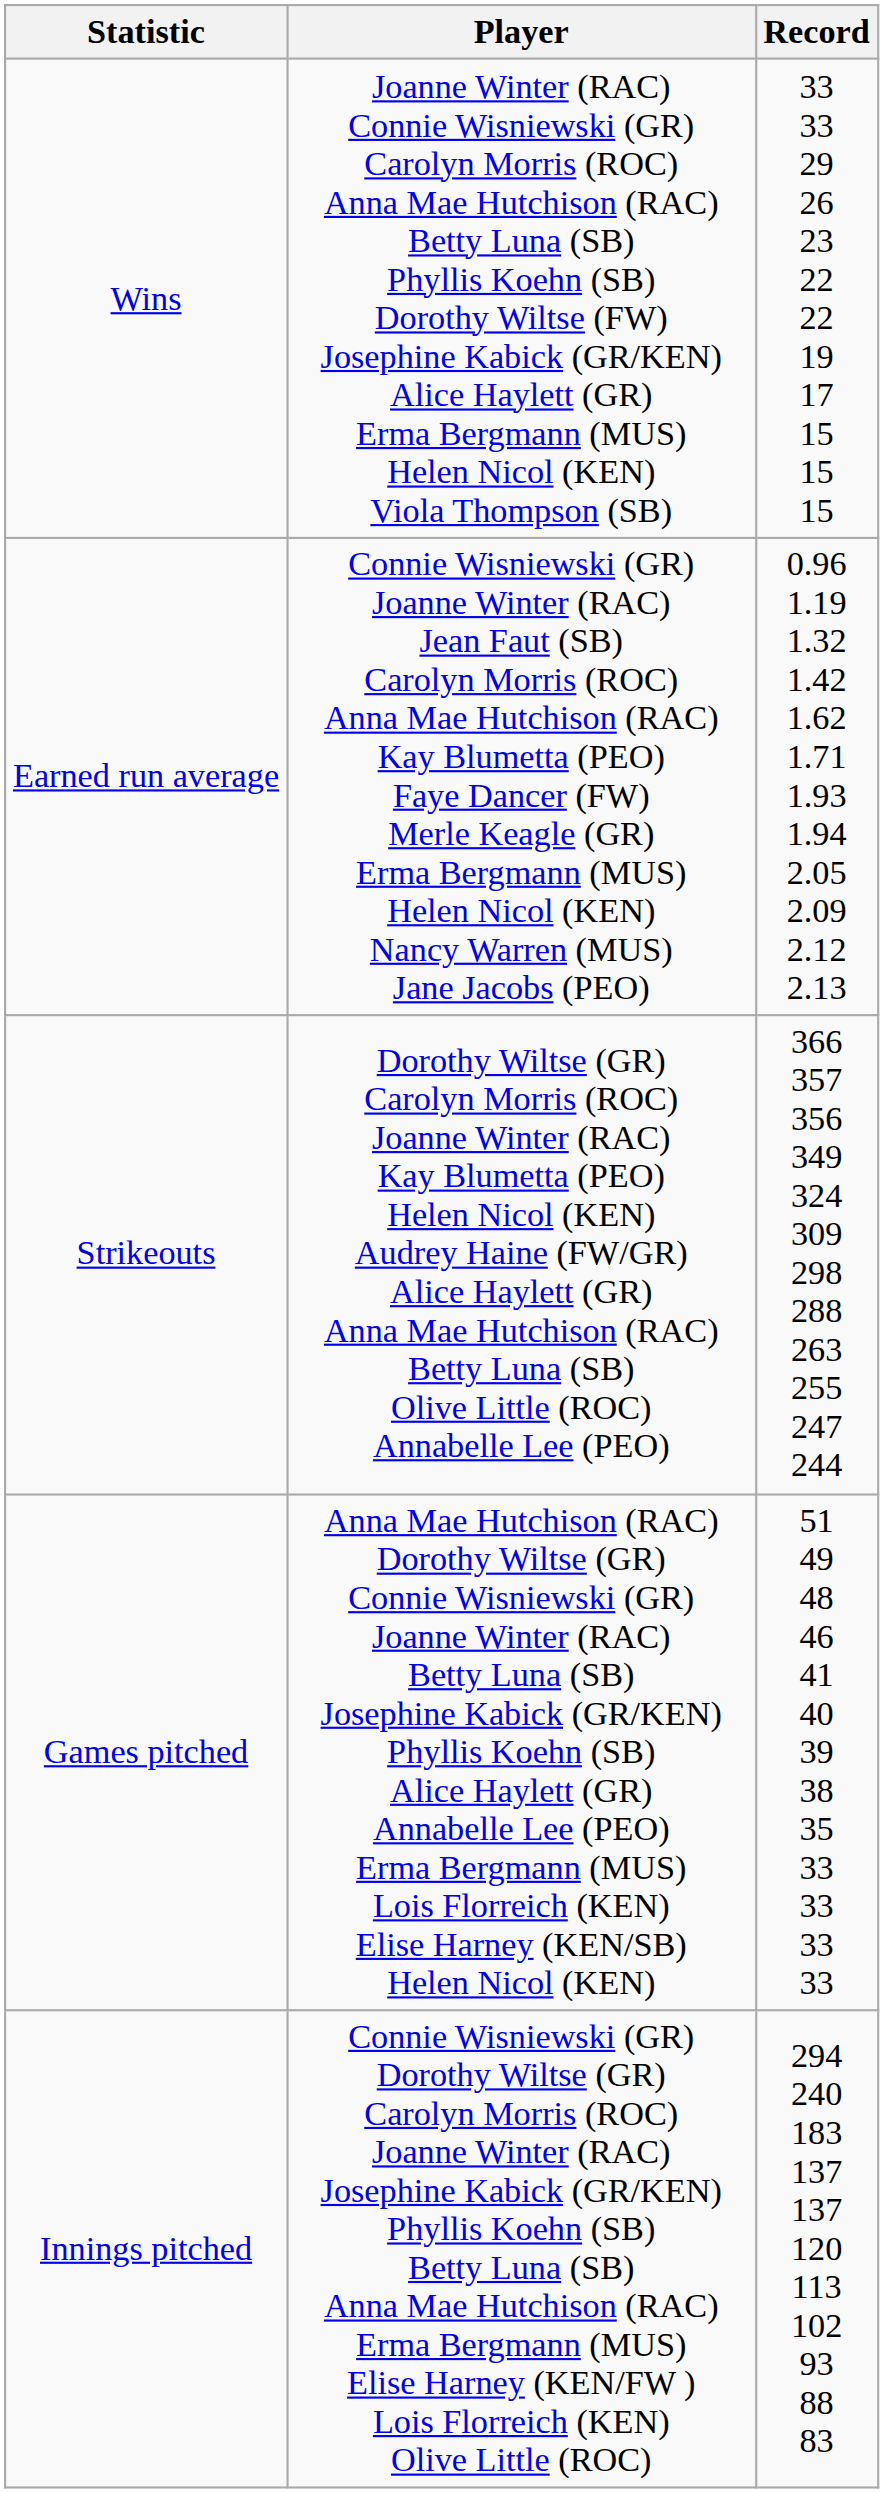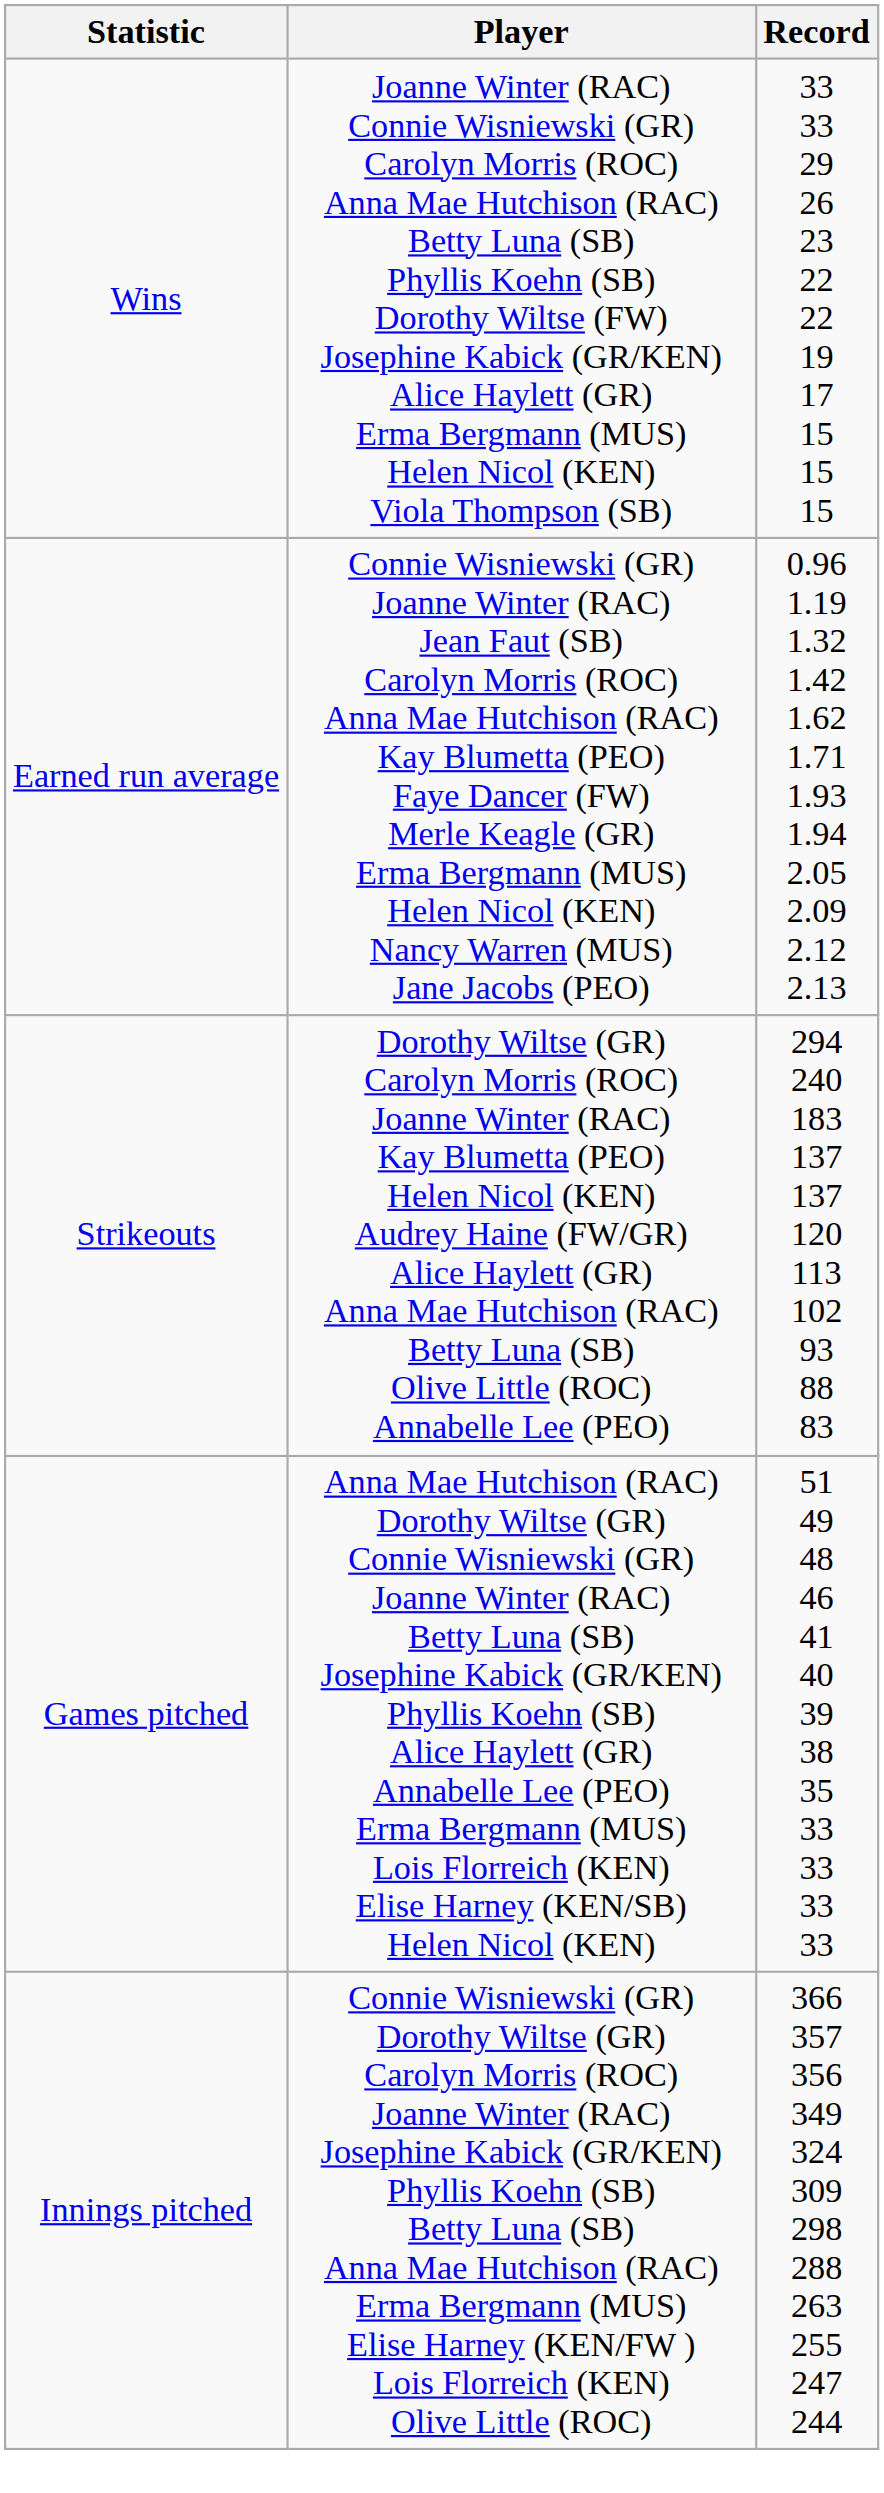(817, 1253) 366 357 356 349 324 309 298 288 263 255 247 244 -> (817, 1234) 294 240 183 137 137 120 113 102 93 88 83
(817, 2248) 294 240 183 137 137 120 113 102 93 88 83 -> (817, 2209) 366 357 356 349 324 309 298 288 263 255 247 244
